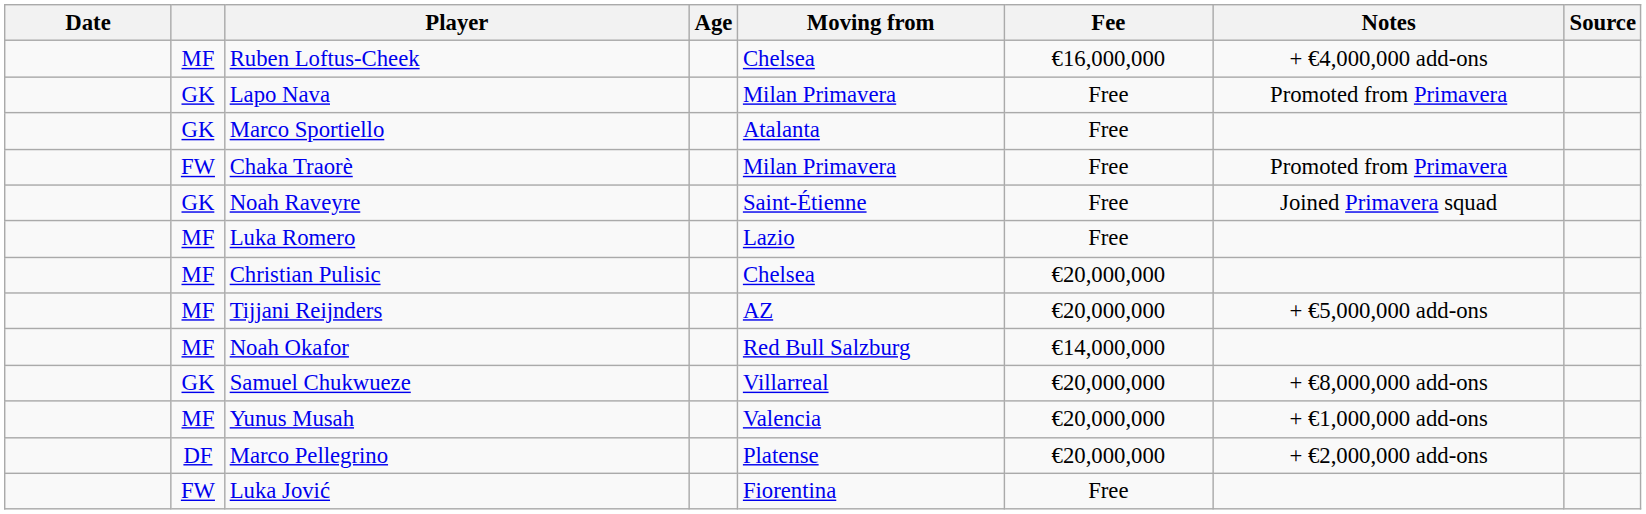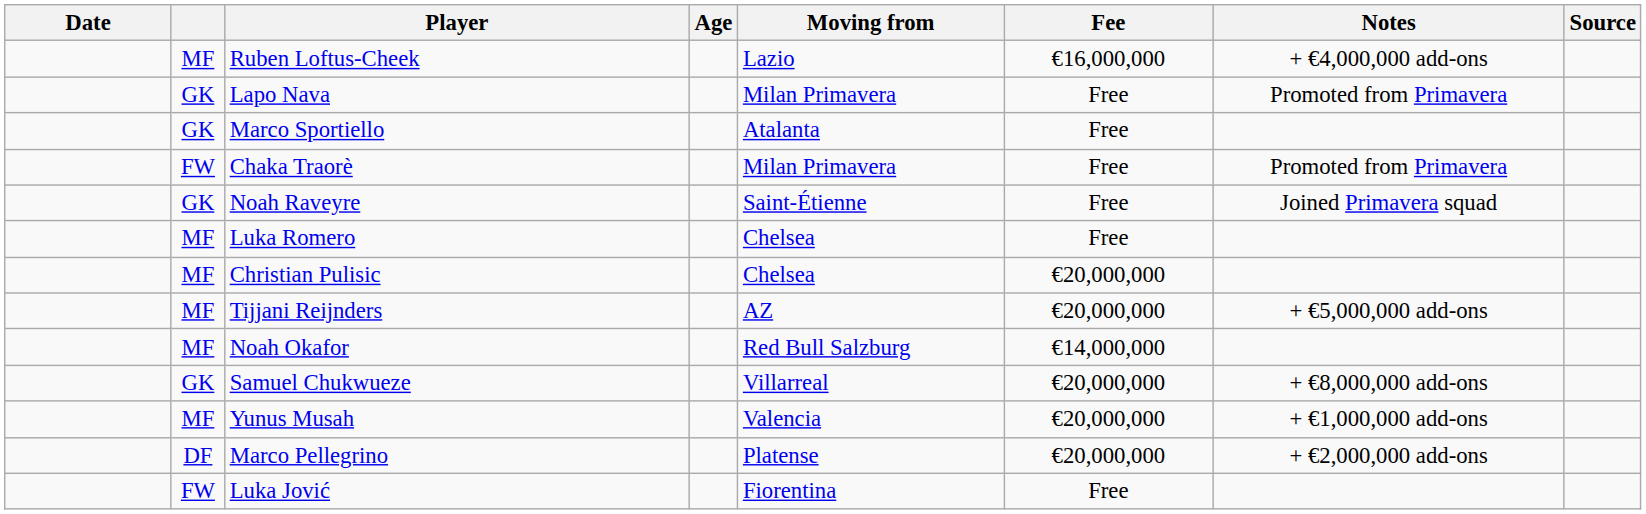(779, 58) Chelsea -> (769, 58) Lazio
(769, 238) Lazio -> (779, 238) Chelsea
